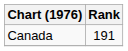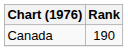(104, 35) 191 -> (104, 35) 190
